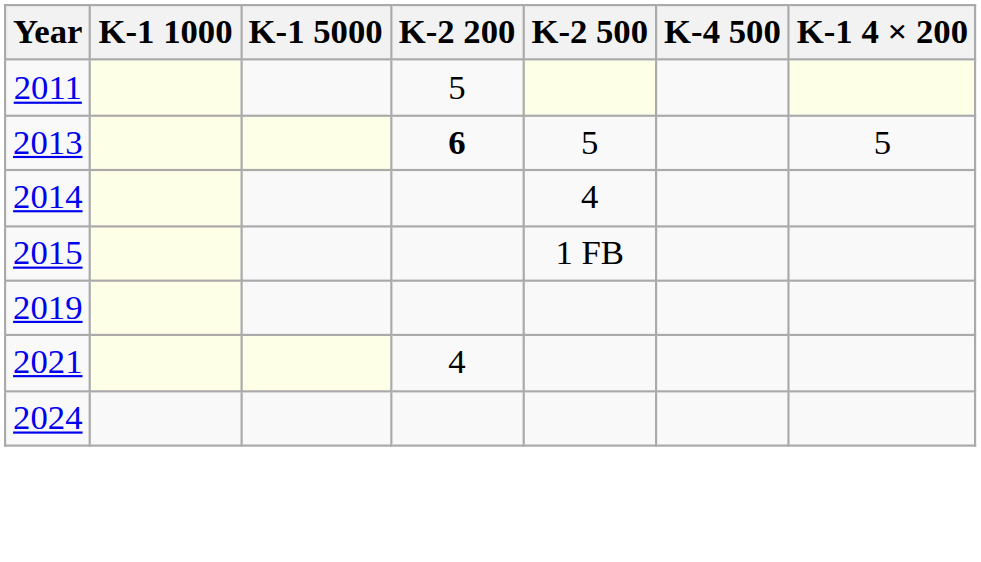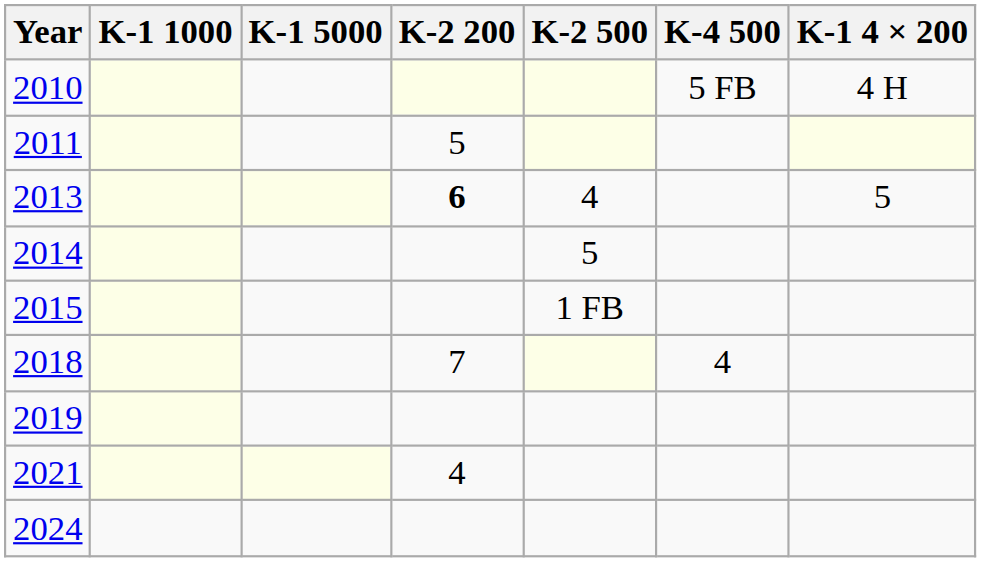+ row: (48, 87)
(590, 142) 5 -> (590, 197) 4
(590, 197) 4 -> (590, 252) 5
+ row: (48, 362)
